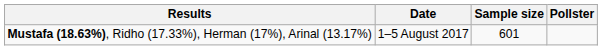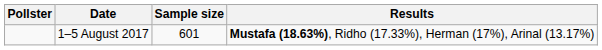columns swapped: (572, 14) <-> (190, 14)
